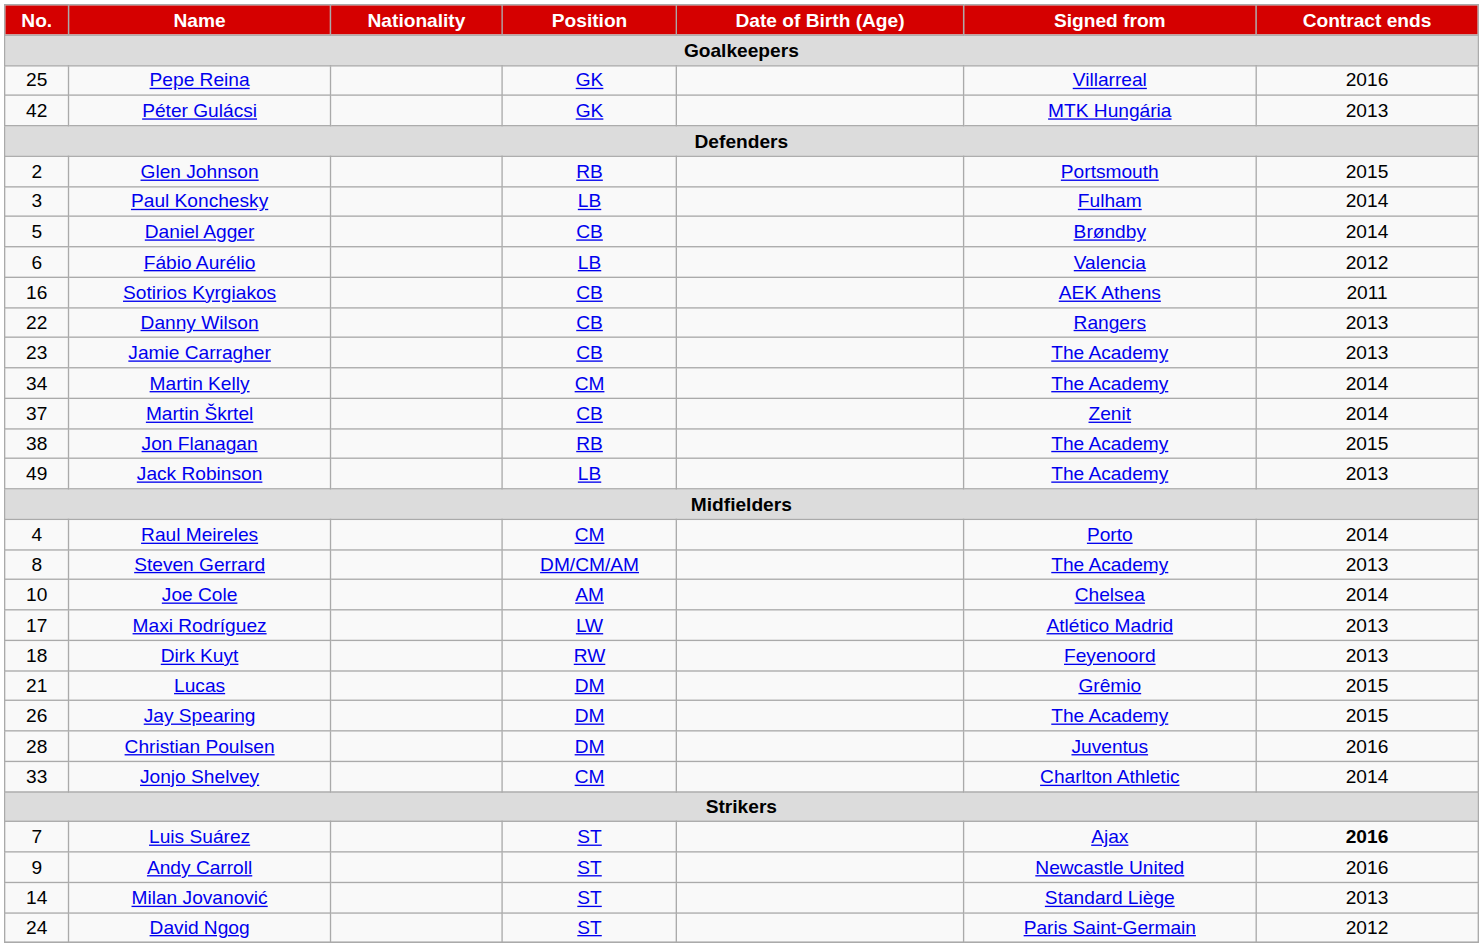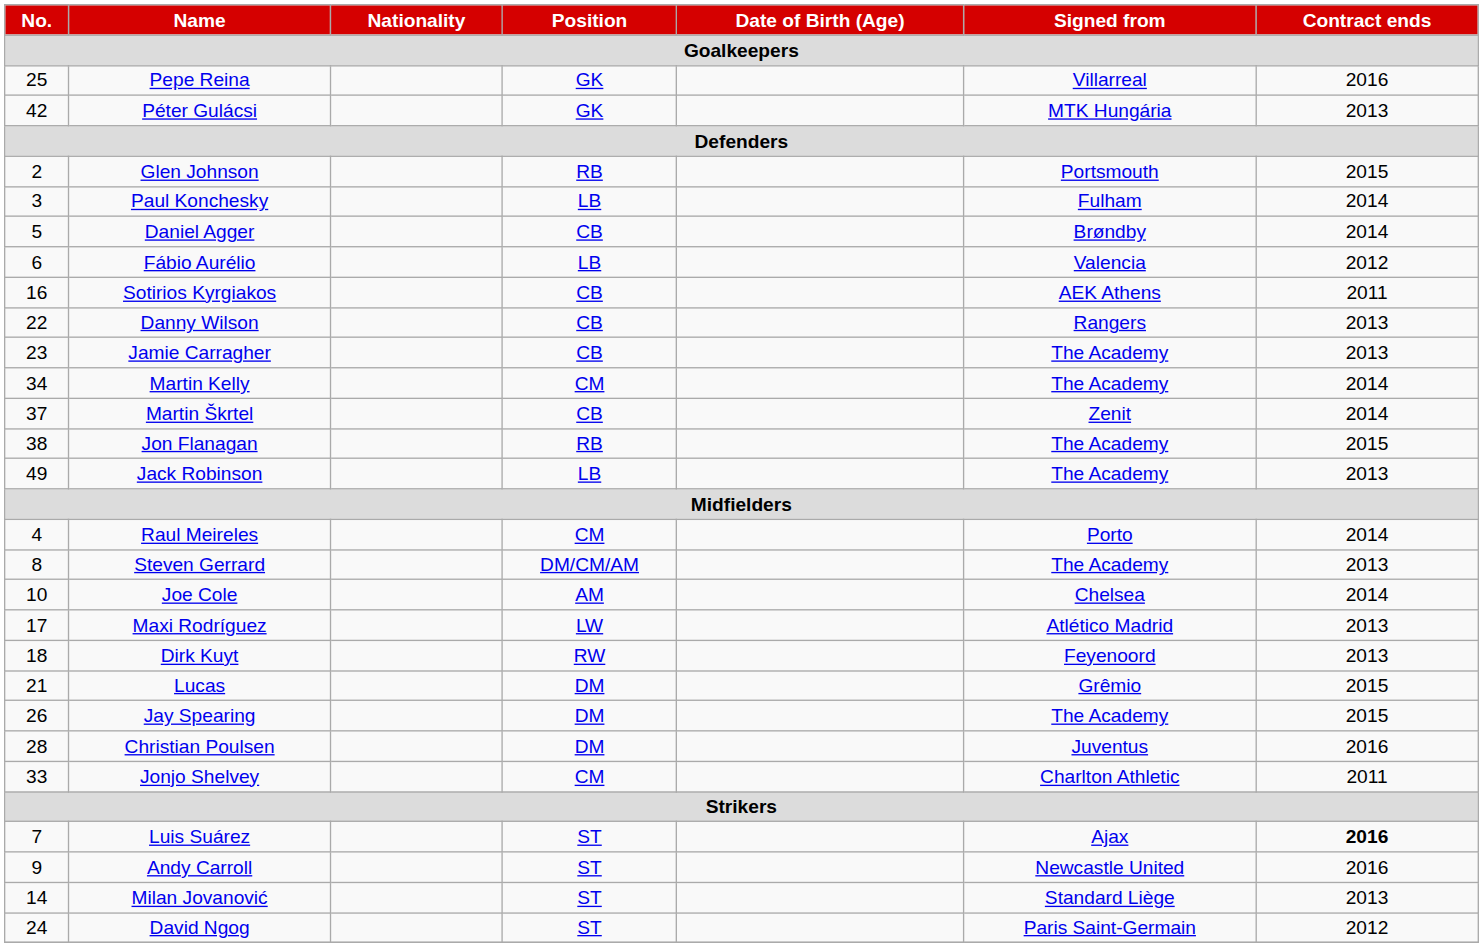(1367, 777) 2014 -> (1367, 777) 2011
